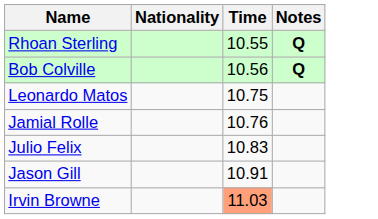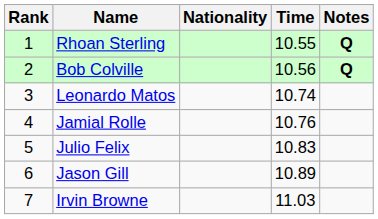+ column: (28, 17)
(247, 95) 10.75 -> (295, 95) 10.74
(247, 174) 10.91 -> (295, 174) 10.89
(247, 200) lightsalmon background -> (295, 200) no background
